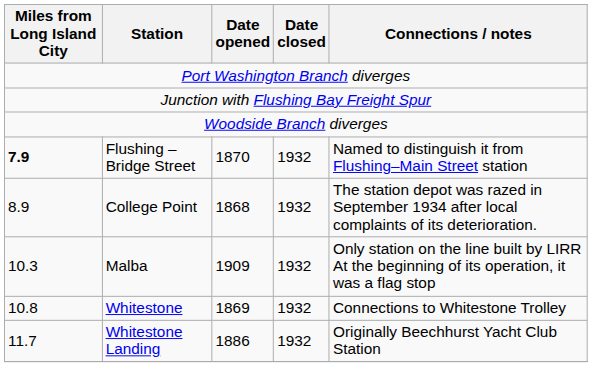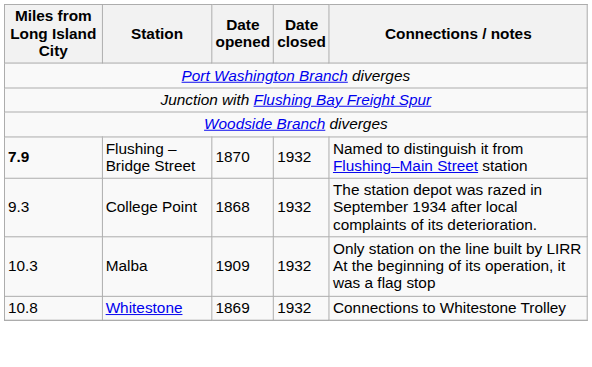(19, 207) 8.9 -> (19, 207) 9.3
- row: (144, 341)
